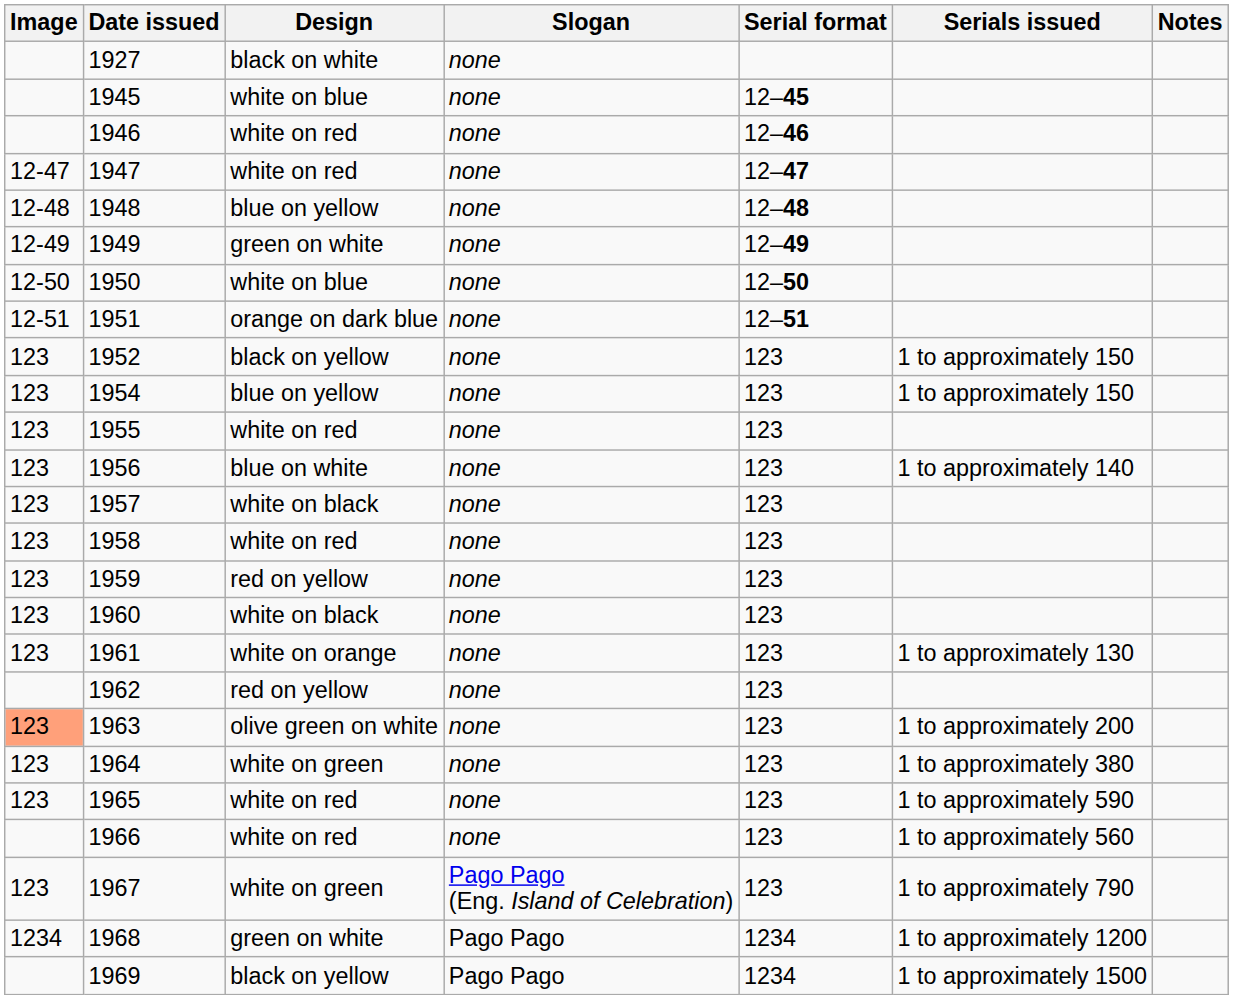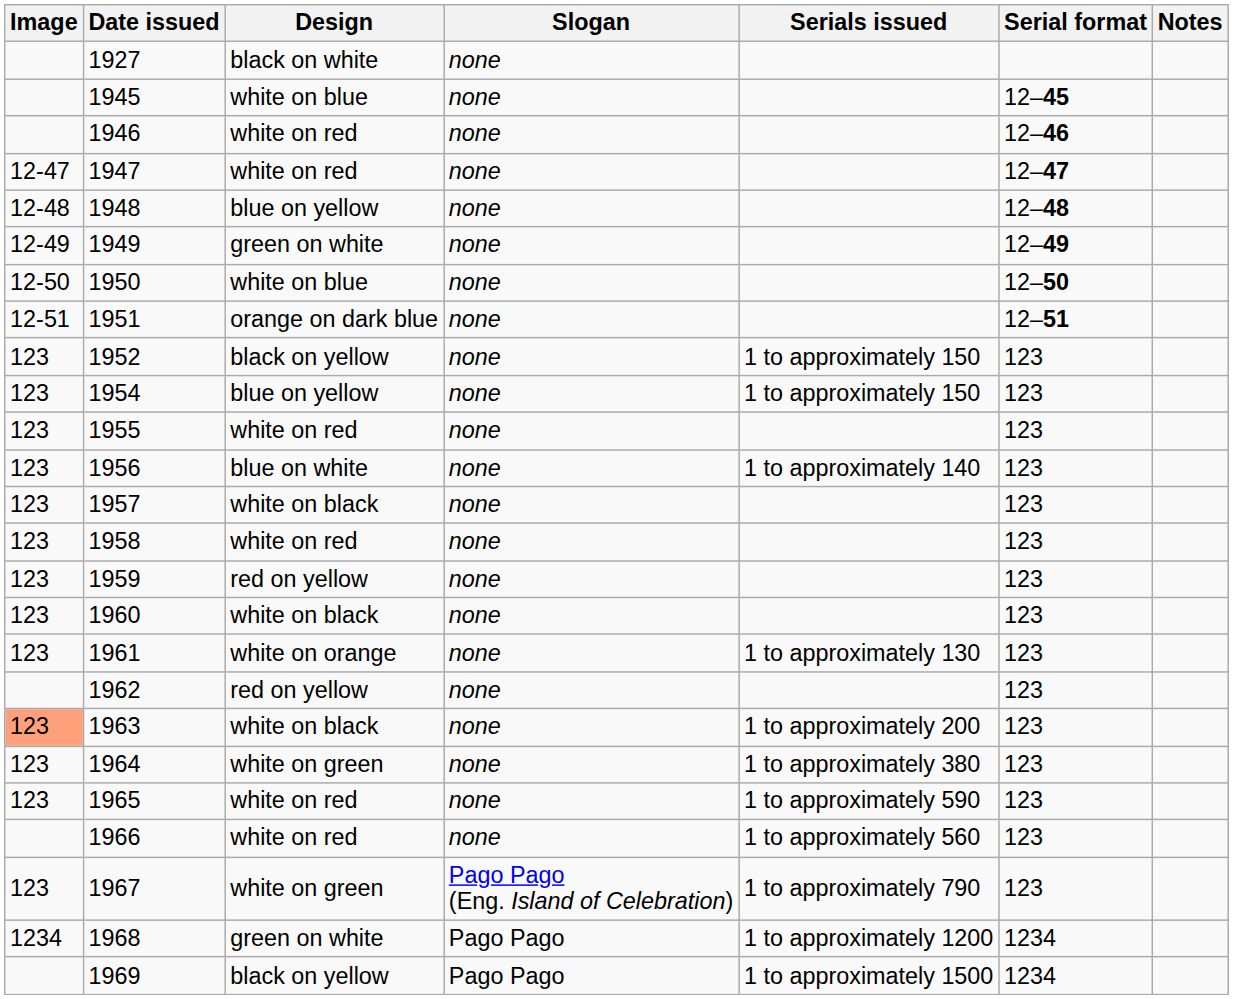columns swapped: (815, 23) <-> (1022, 23)
(334, 726) olive green on white -> (304, 726) white on black
